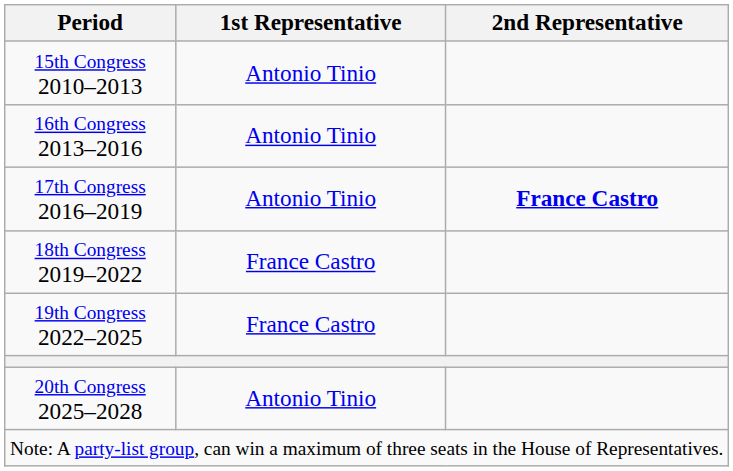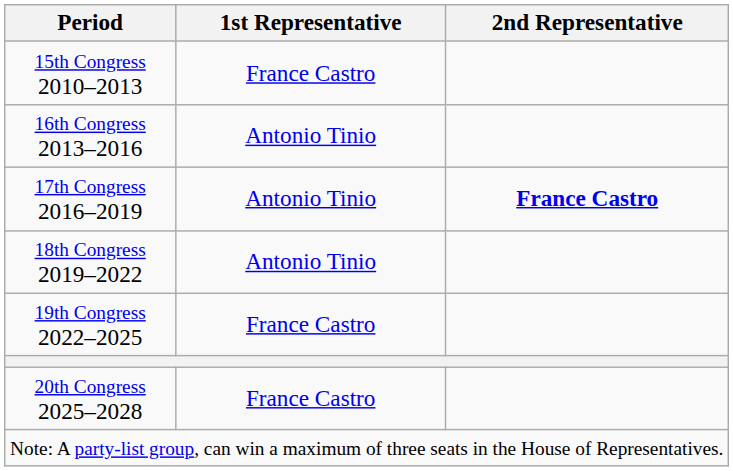(311, 72) Antonio Tinio -> (311, 72) France Castro
(311, 261) France Castro -> (311, 261) Antonio Tinio
(311, 397) Antonio Tinio -> (311, 397) France Castro
